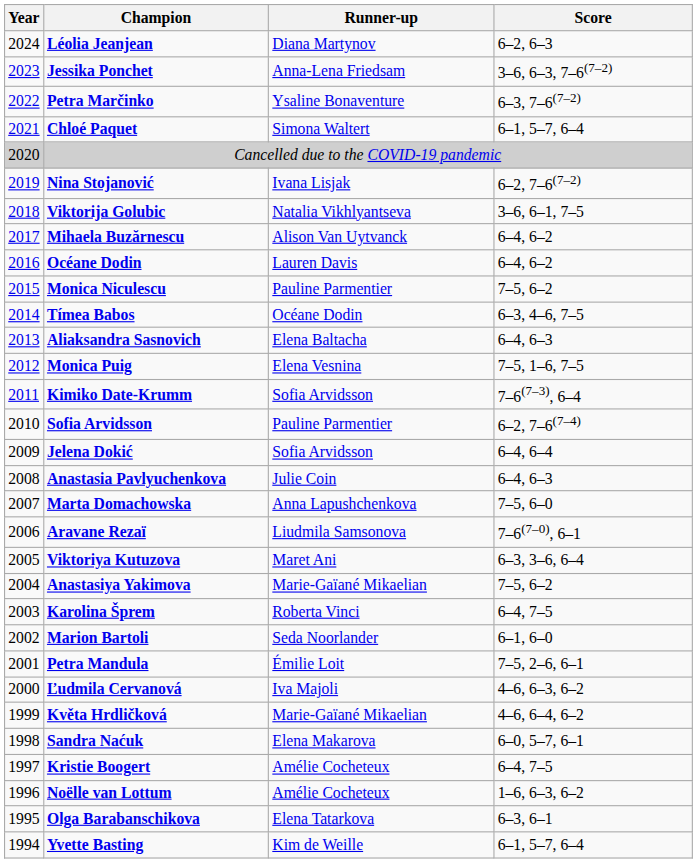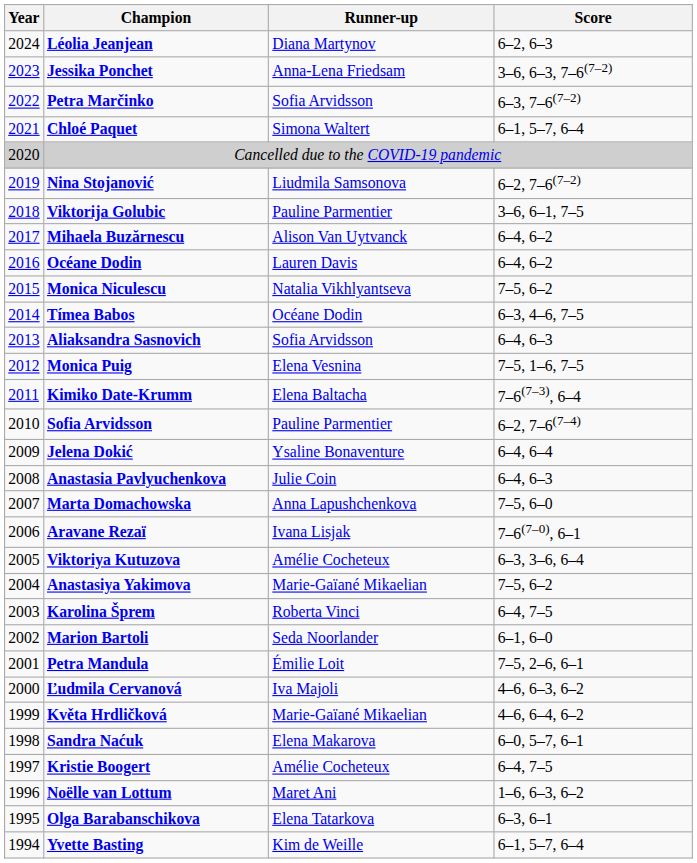(338, 101) Ysaline Bonaventure -> (323, 101) Sofia Arvidsson
(311, 183) Ivana Lisjak -> (339, 183) Liudmila Samsonova
(342, 211) Natalia Vikhlyantseva -> (332, 211) Pauline Parmentier
(332, 289) Pauline Parmentier -> (342, 289) Natalia Vikhlyantseva
(320, 340) Elena Baltacha -> (323, 340) Sofia Arvidsson
(323, 394) Sofia Arvidsson -> (320, 394) Elena Baltacha
(323, 452) Sofia Arvidsson -> (338, 452) Ysaline Bonaventure
(339, 532) Liudmila Samsonova -> (311, 532) Ivana Lisjak
(304, 560) Maret Ani -> (331, 560) Amélie Cocheteux
(331, 793) Amélie Cocheteux -> (304, 793) Maret Ani
